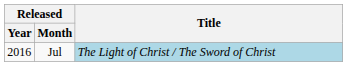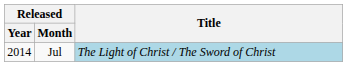(19, 52) 2016 -> (19, 52) 2014
